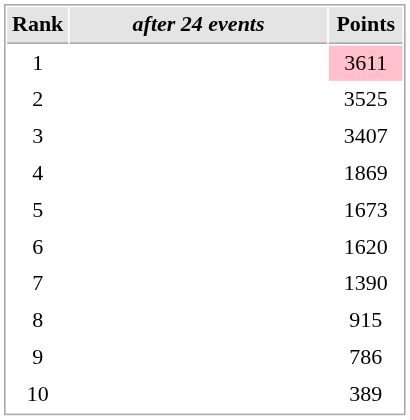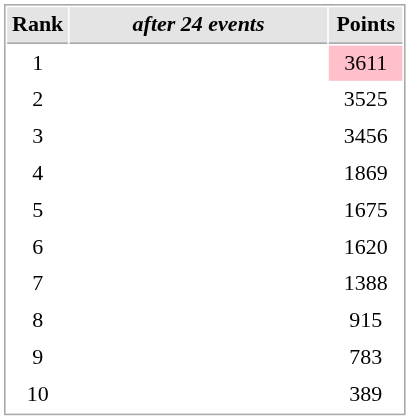(366, 136) 3407 -> (366, 136) 3456
(366, 210) 1673 -> (366, 210) 1675
(366, 283) 1390 -> (366, 283) 1388
(366, 357) 786 -> (366, 357) 783
